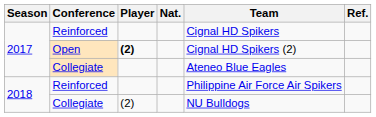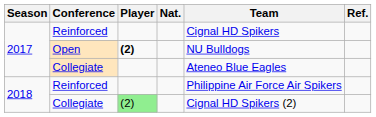(241, 49) Cignal HD Spikers (2) -> (218, 49) NU Bulldogs
(127, 103) no background -> (127, 103) lightgreen background
(218, 103) NU Bulldogs -> (241, 103) Cignal HD Spikers (2)
